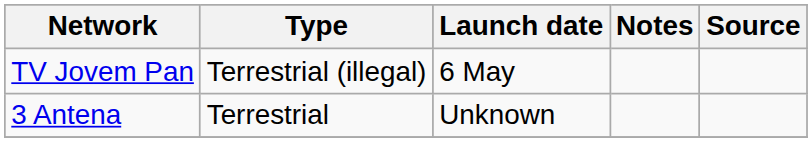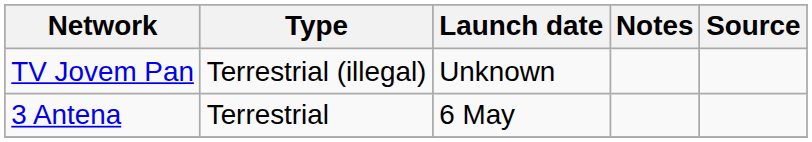(477, 70) 6 May -> (497, 70) Unknown
(497, 114) Unknown -> (477, 114) 6 May
